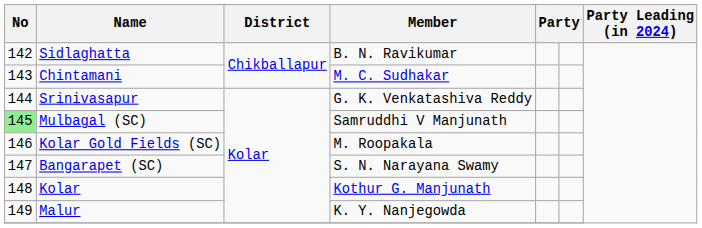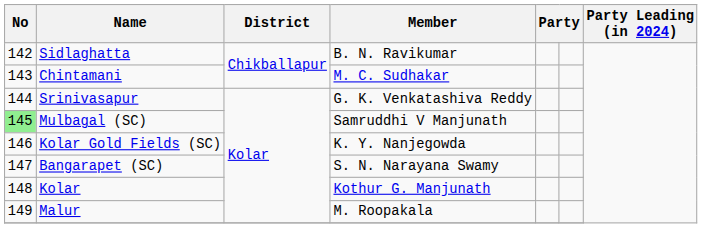(383, 144) M. Roopakala -> (400, 144) K. Y. Nanjegowda
(400, 211) K. Y. Nanjegowda -> (383, 211) M. Roopakala
